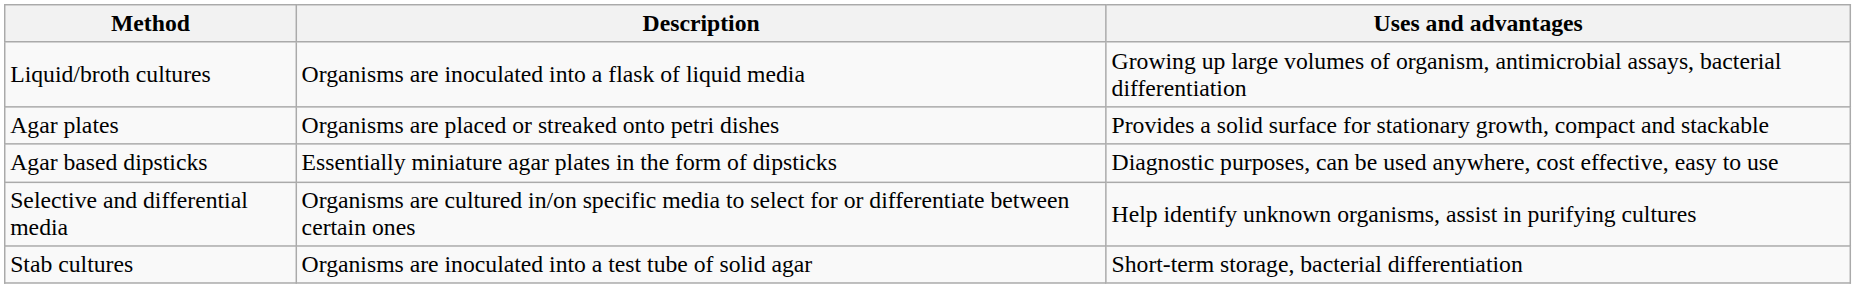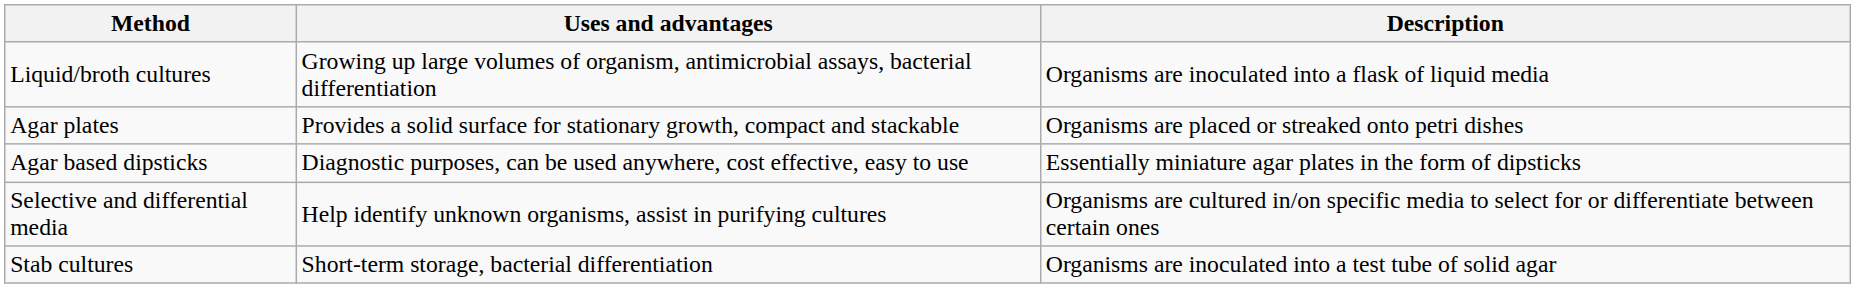columns swapped: (701, 23) <-> (1478, 23)
